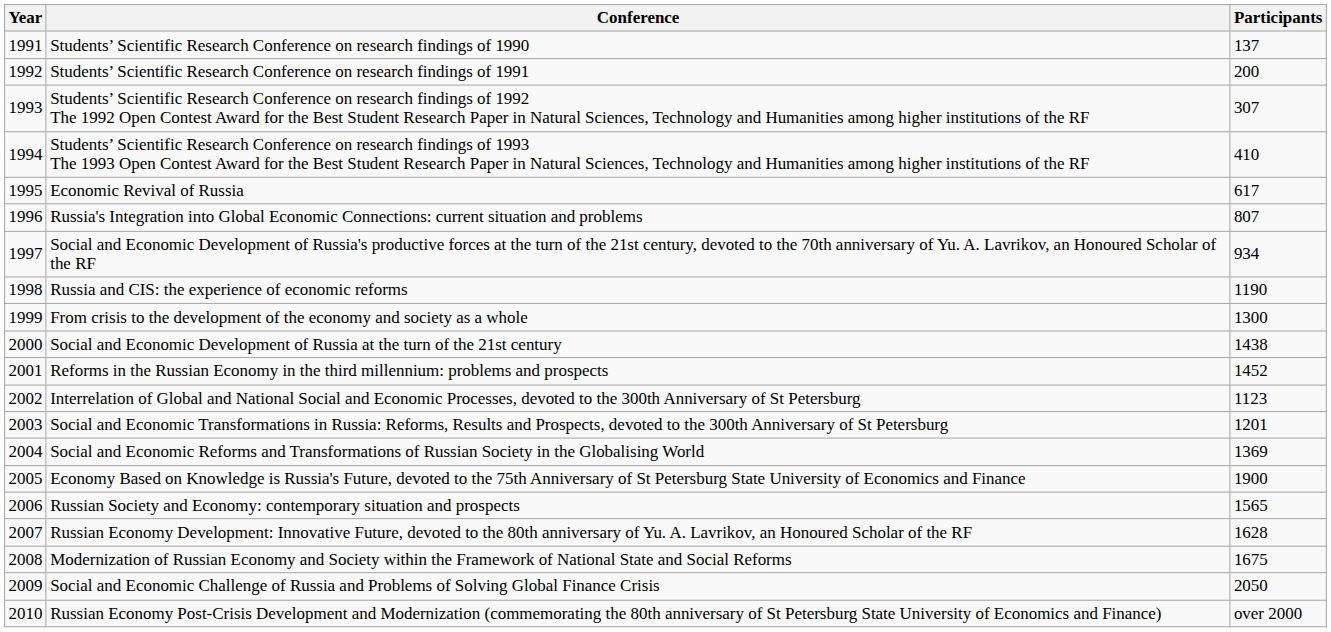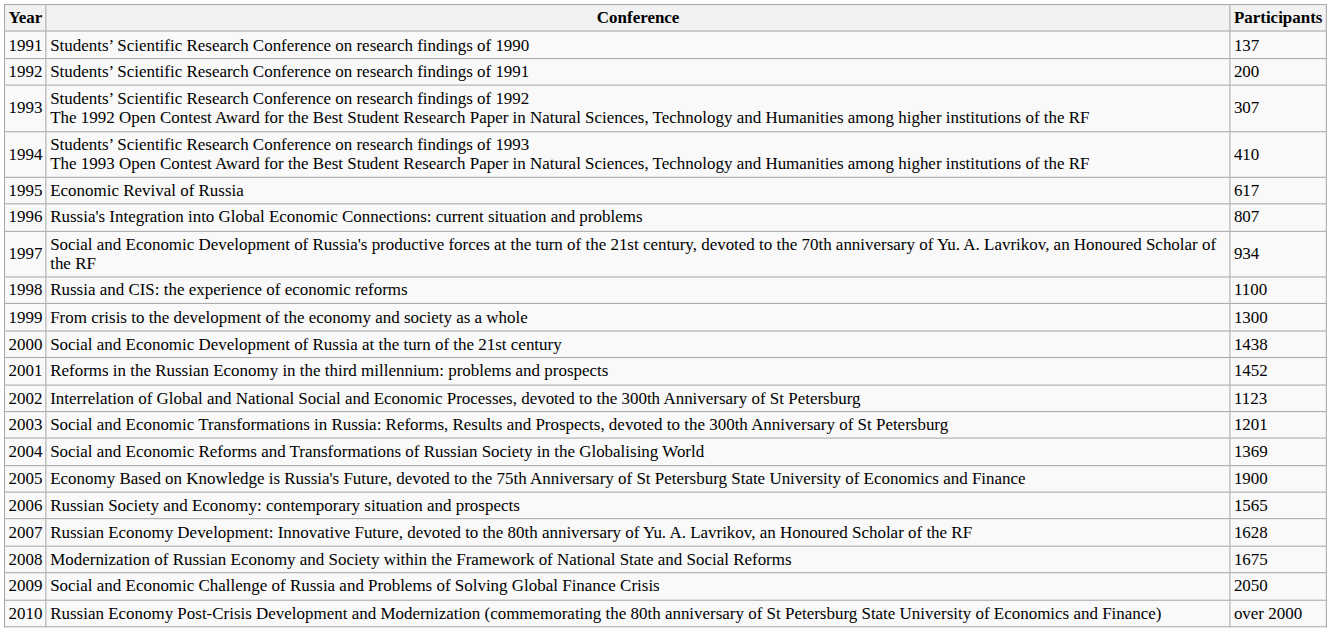(1251, 290) 1190 -> (1251, 290) 1100
